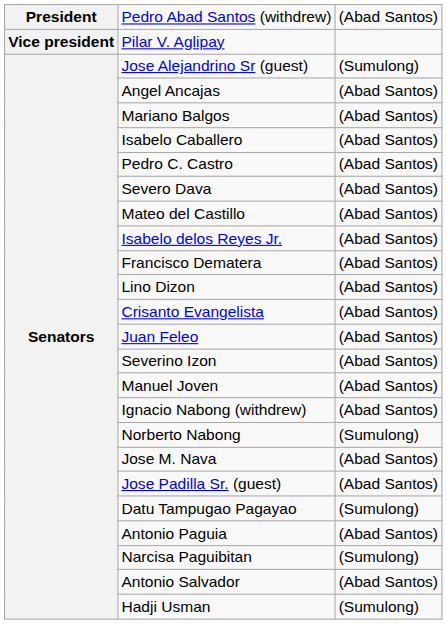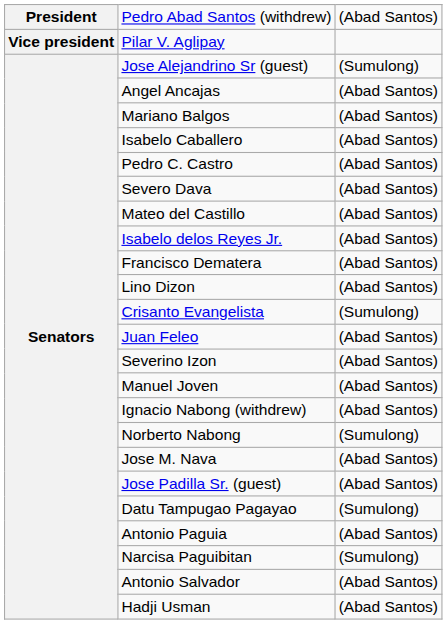(388, 312) (Abad Santos) -> (379, 312) (Sumulong)
(379, 607) (Sumulong) -> (388, 607) (Abad Santos)
